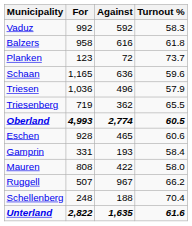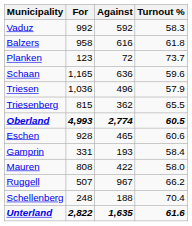(84, 105) 719 -> (84, 105) 815
